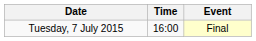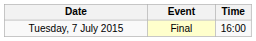columns swapped: (166, 12) <-> (218, 12)
